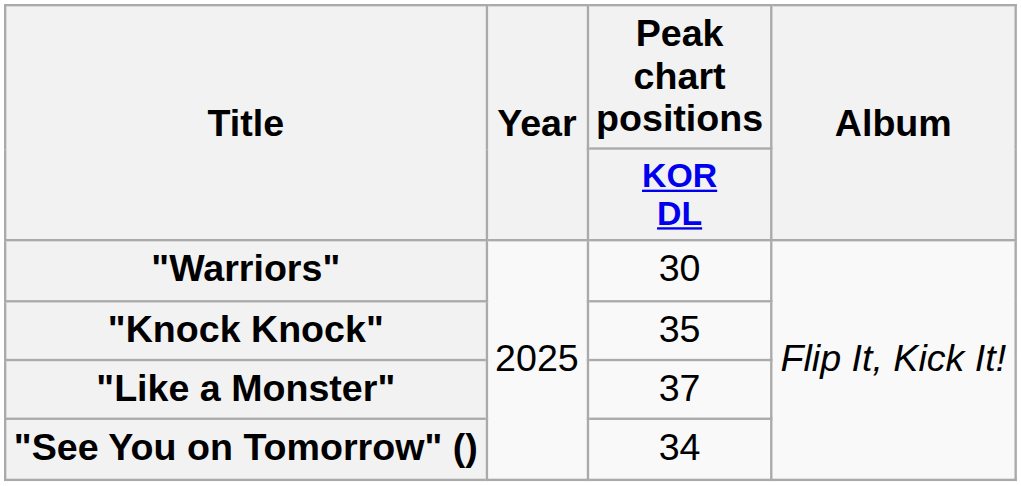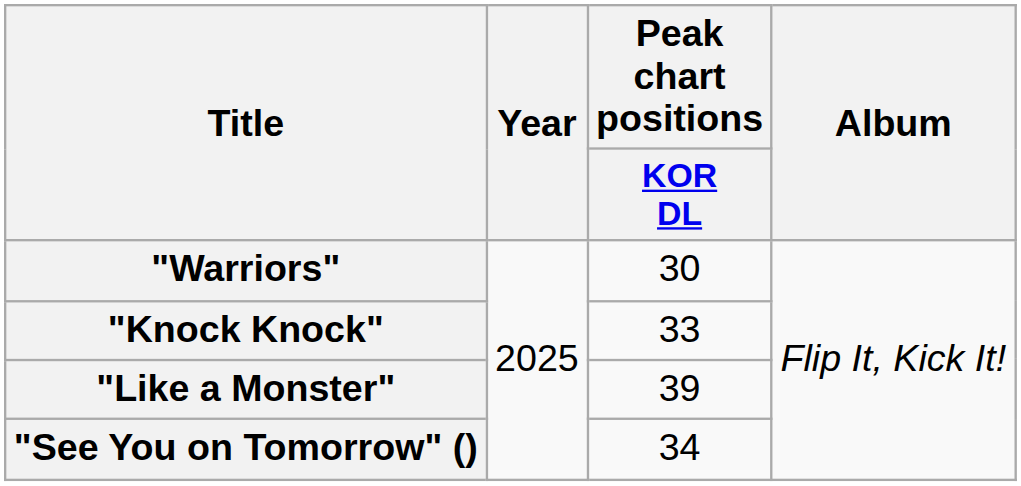(680, 329) 35 -> (680, 329) 33
(680, 388) 37 -> (680, 388) 39
